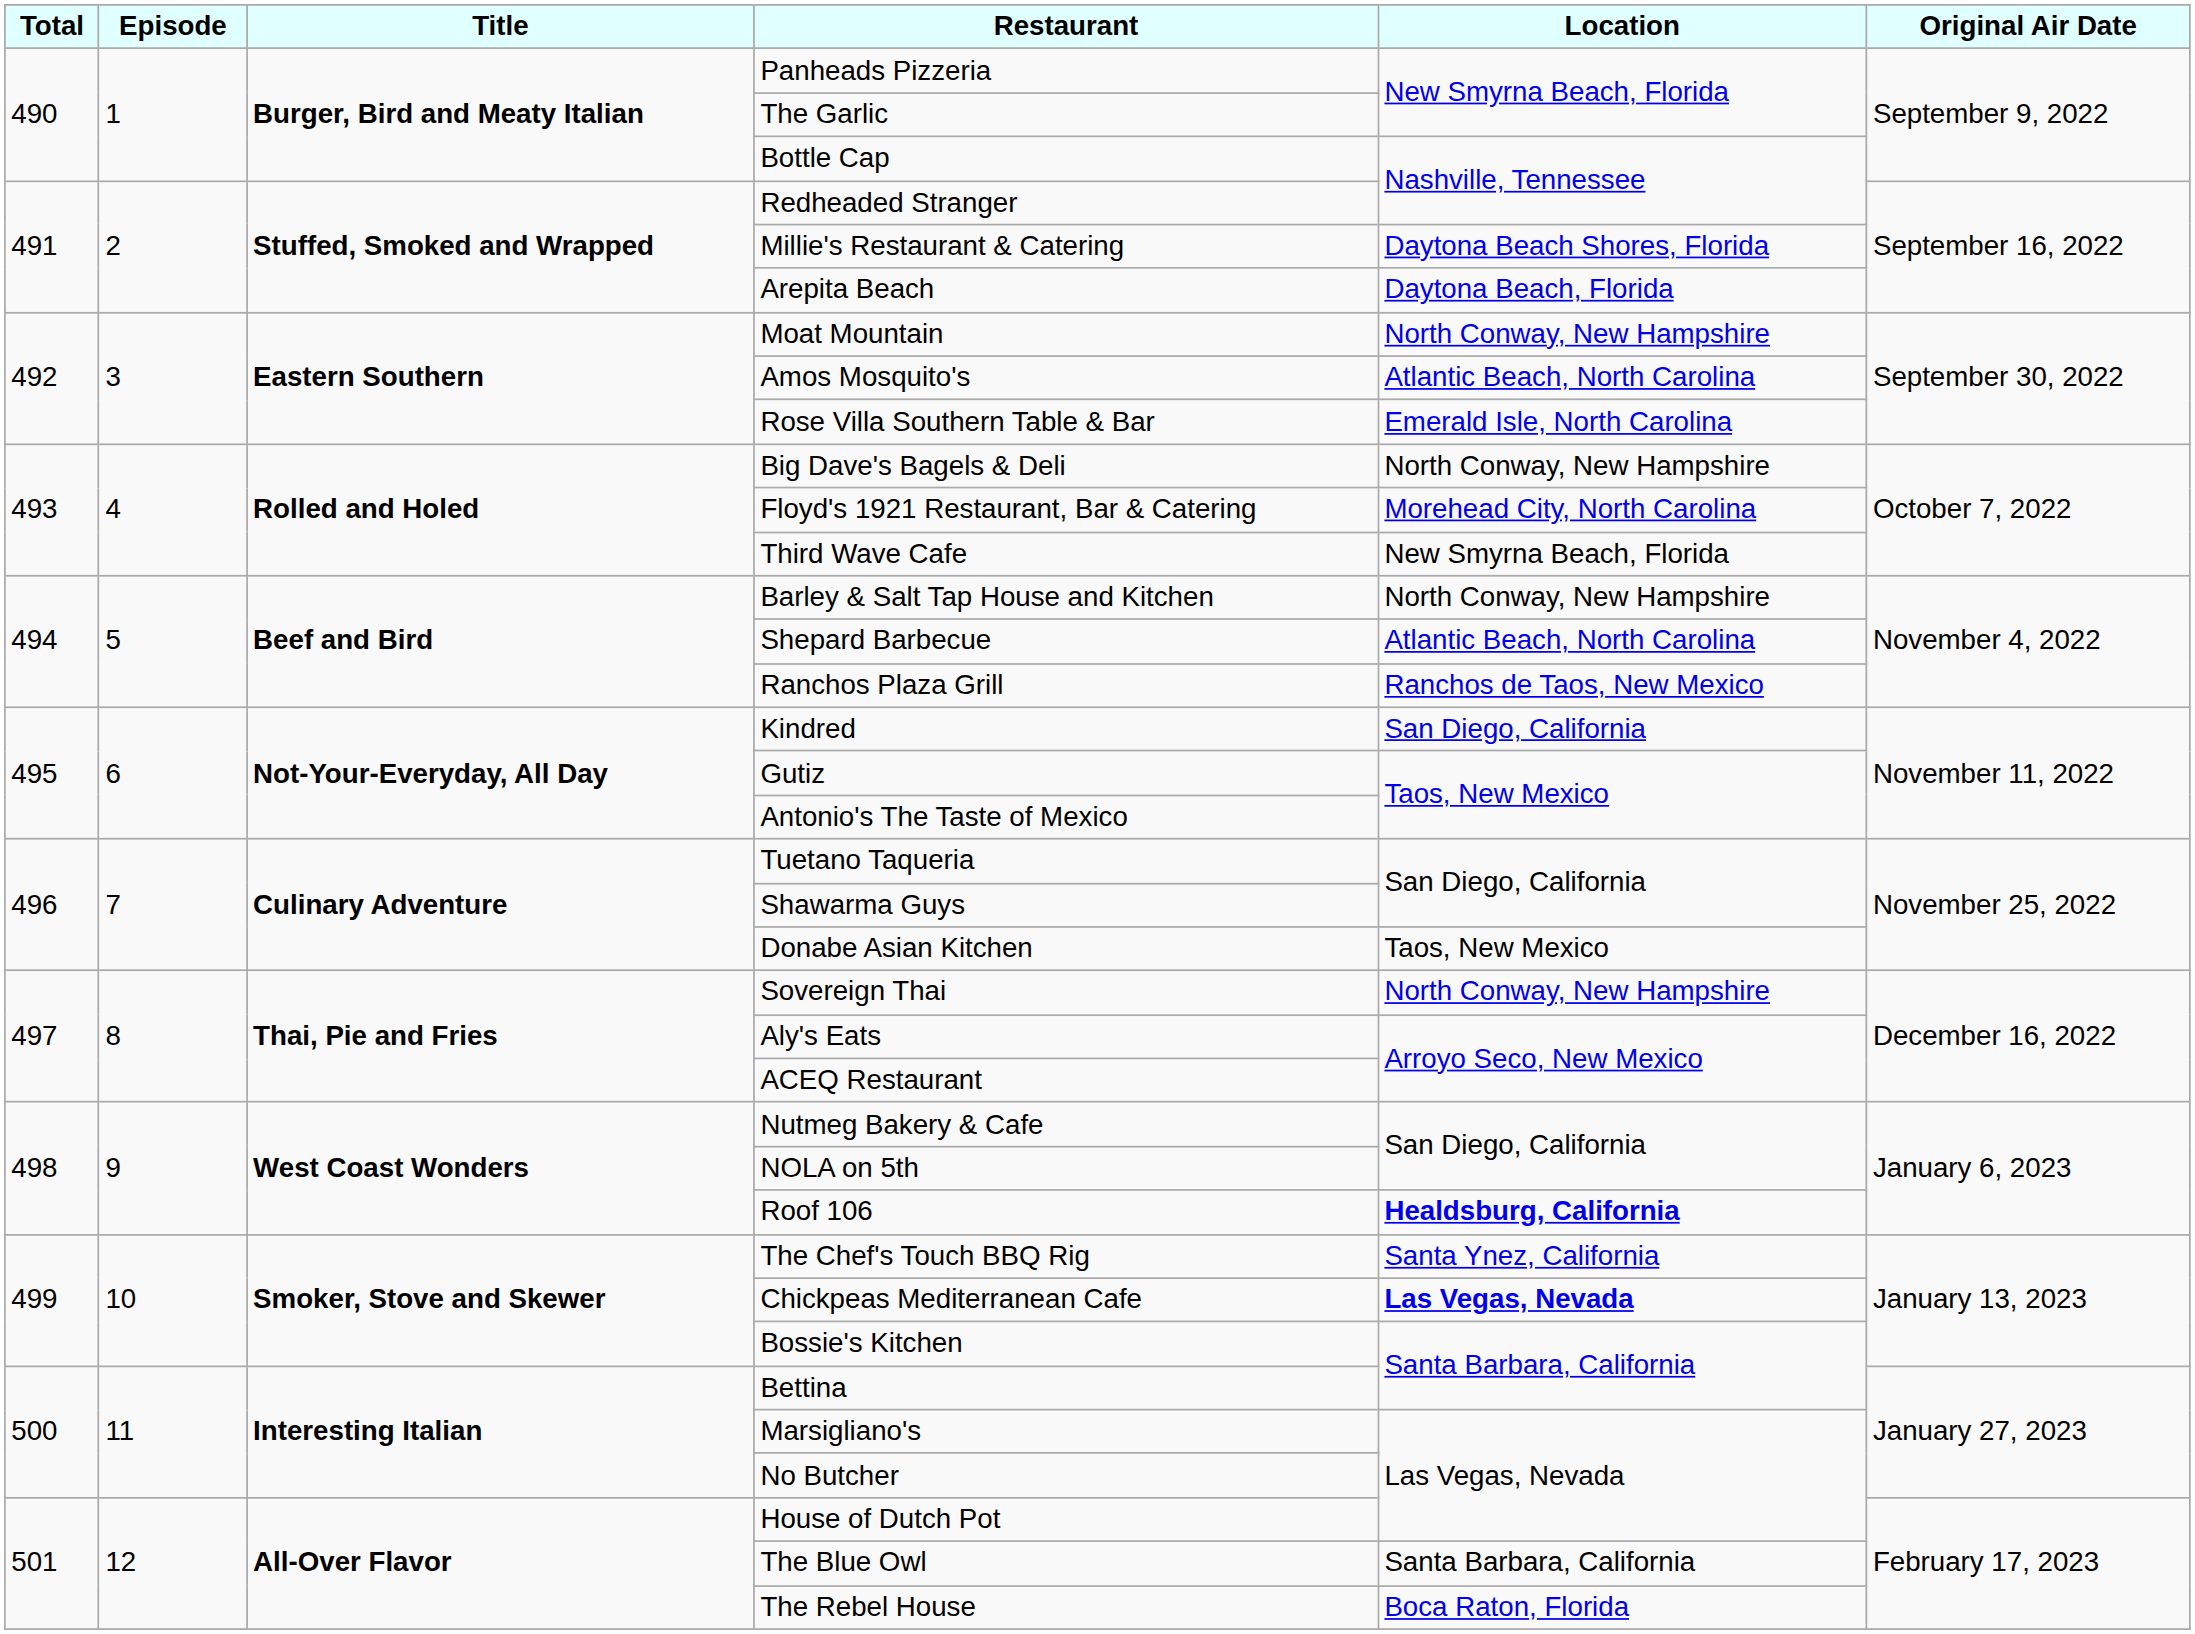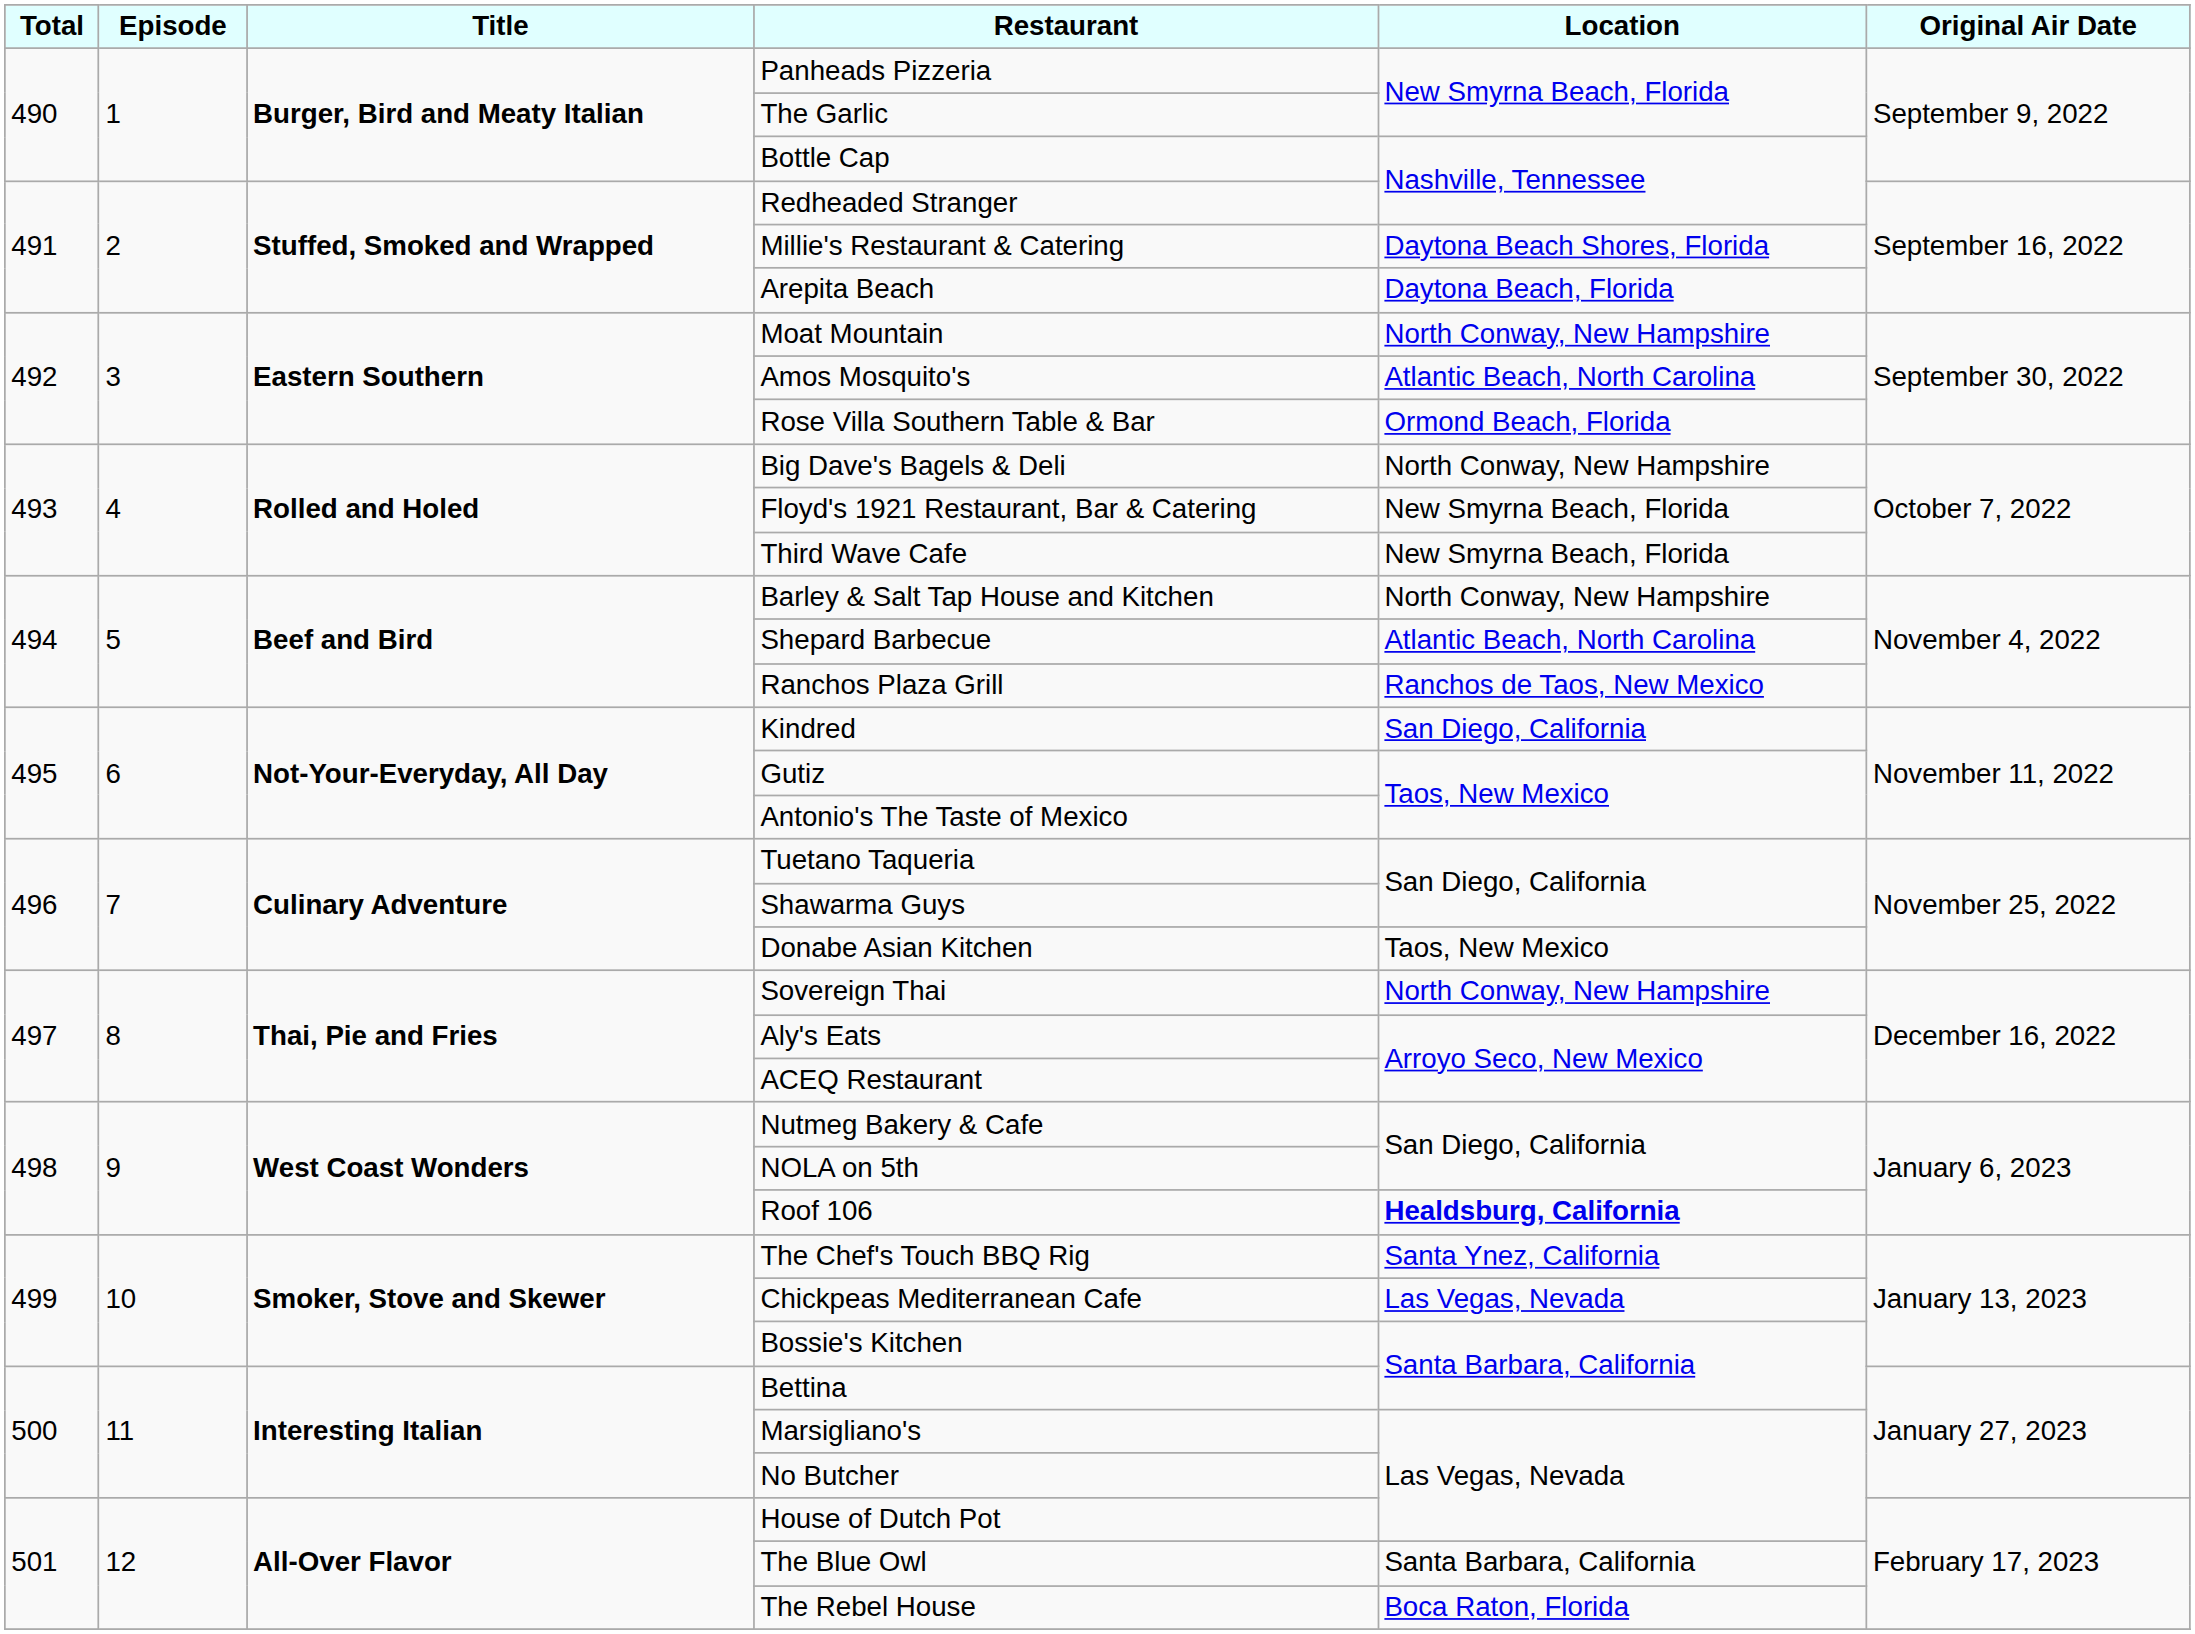(1558, 421) Emerald Isle, North Carolina -> (1527, 421) Ormond Beach, Florida
(1570, 509) Morehead City, North Carolina -> (1557, 509) New Smyrna Beach, Florida
(1509, 1299) bold -> (1504, 1299) normal
